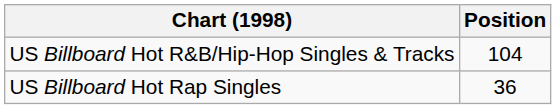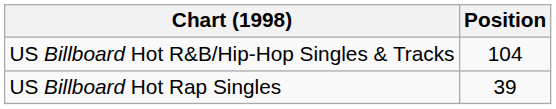(505, 86) 36 -> (505, 86) 39
